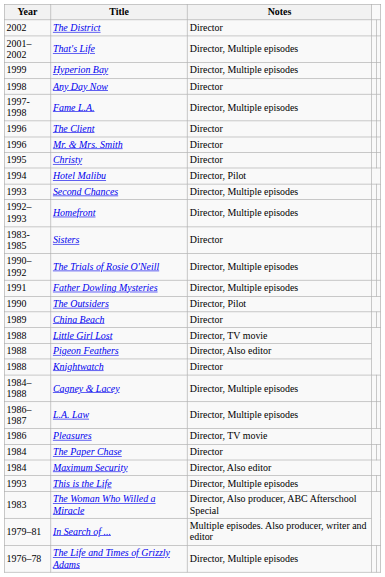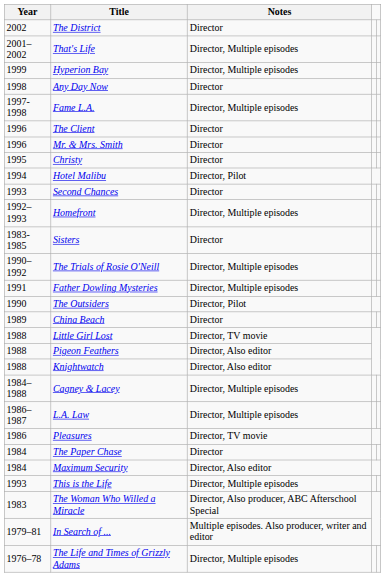(244, 192) Director, Multiple episodes -> (206, 192) Director
(206, 367) Director -> (230, 367) Director, Also editor
